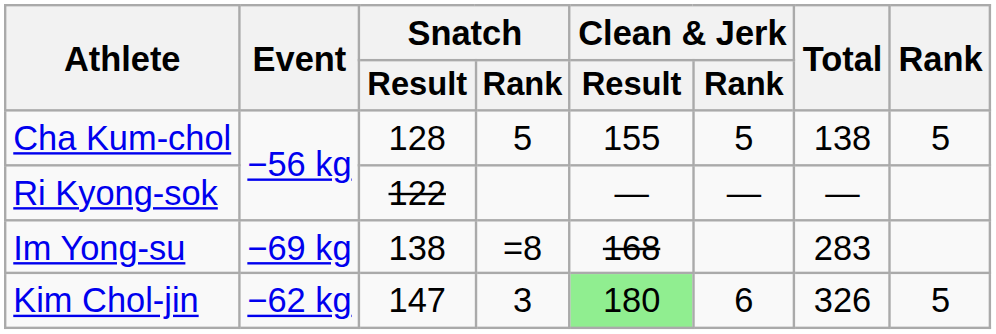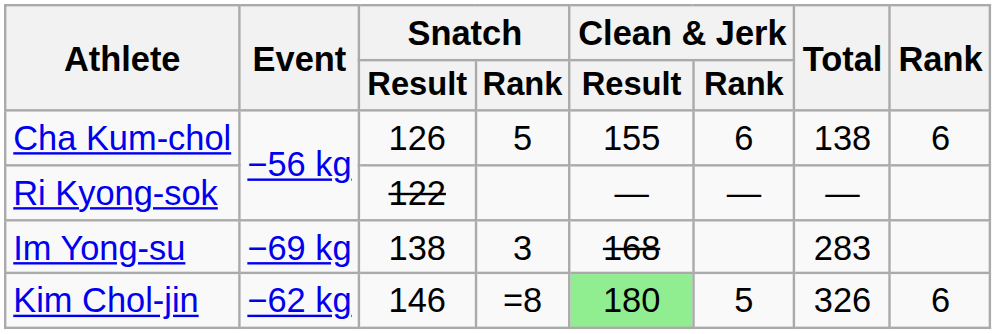(417, 138) 128 -> (417, 138) 126
(744, 138) 5 -> (744, 138) 6
(941, 138) 5 -> (941, 138) 6
(522, 247) =8 -> (522, 247) 3
(417, 302) 147 -> (417, 302) 146
(522, 302) 3 -> (522, 302) =8
(744, 302) 6 -> (744, 302) 5
(941, 302) 5 -> (941, 302) 6
